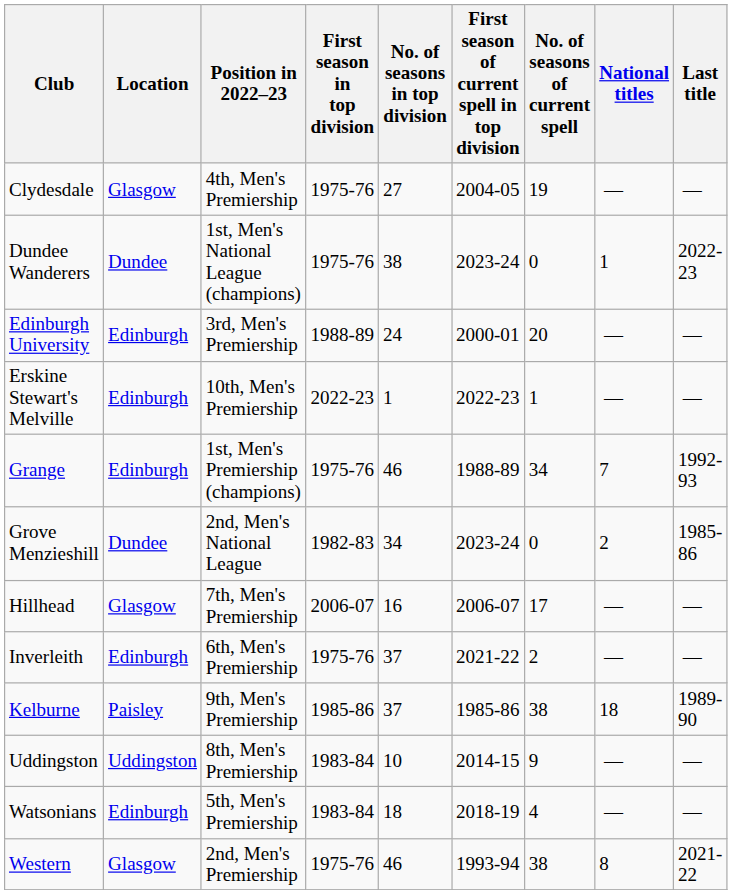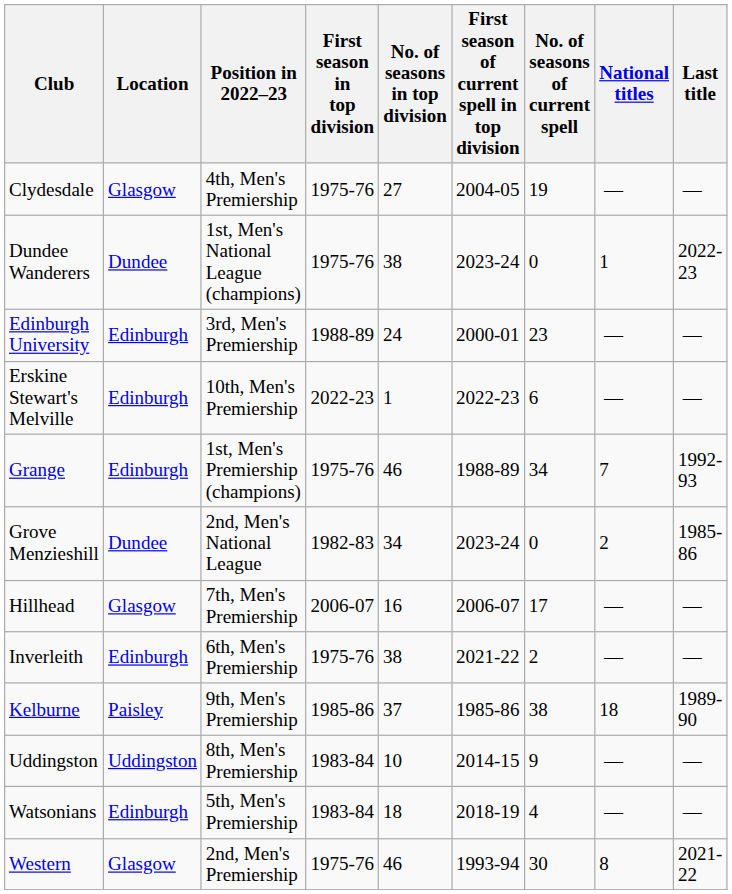(538, 335) 20 -> (538, 335) 23
(533, 397) 1 -> (533, 397) 6
(393, 657) 37 -> (393, 657) 38
(538, 863) 38 -> (538, 863) 30
